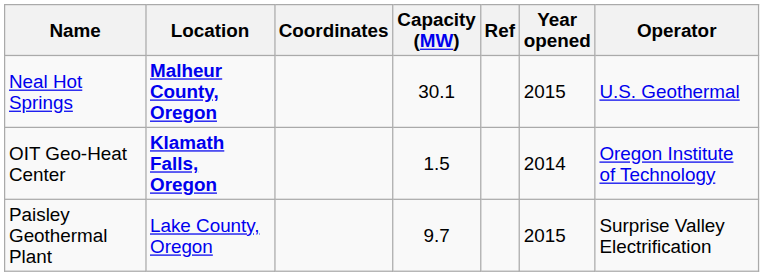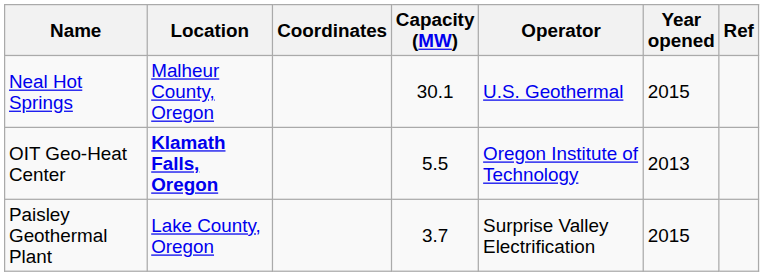columns swapped: (677, 30) <-> (500, 30)
(186, 92) bold -> (185, 92) normal
(437, 164) 1.5 -> (435, 164) 5.5
(545, 164) 2014 -> (669, 164) 2013
(437, 236) 9.7 -> (435, 236) 3.7
